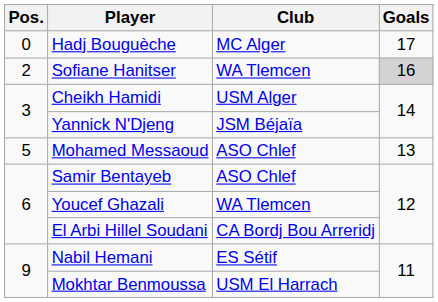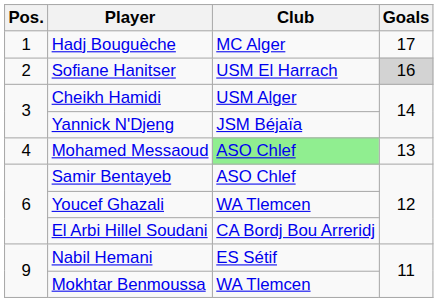(26, 44) 0 -> (26, 44) 1
(263, 71) WA Tlemcen -> (277, 71) USM El Harrach
(26, 151) 5 -> (26, 151) 4
(256, 151) no background -> (256, 151) lightgreen background
(277, 284) USM El Harrach -> (263, 284) WA Tlemcen
